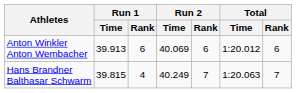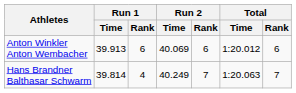(111, 75) 39.815 -> (111, 75) 39.814
